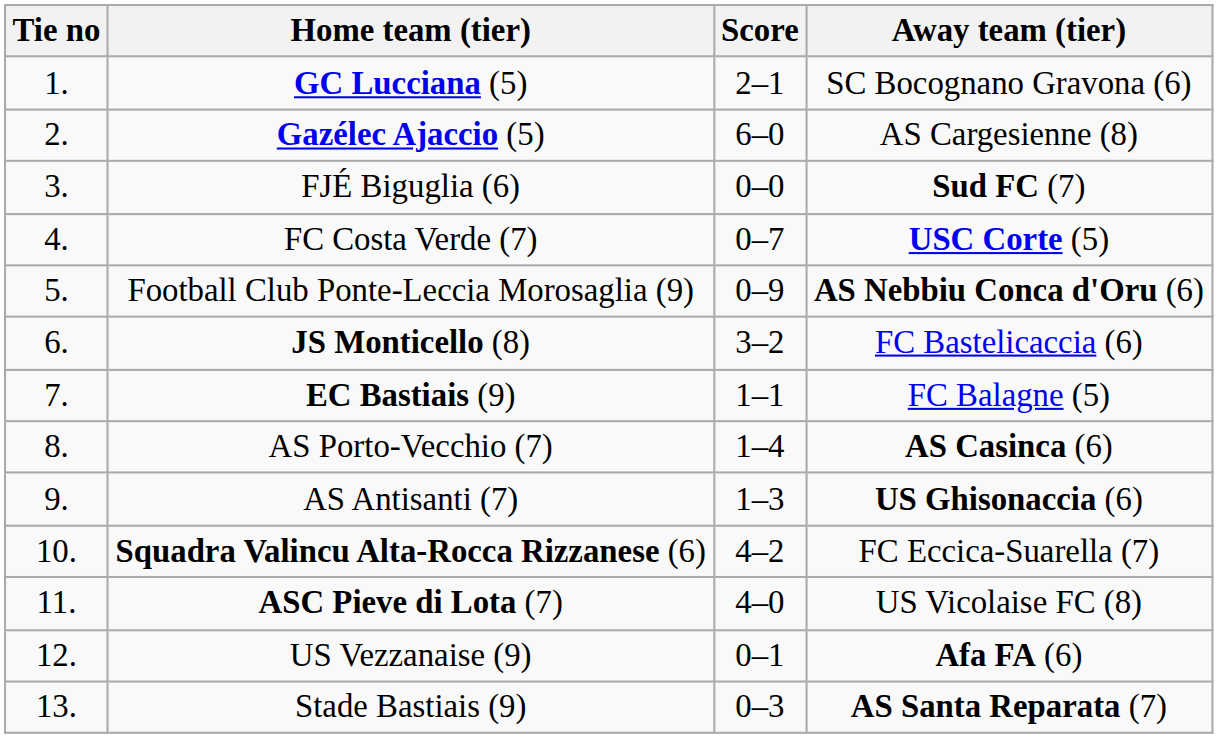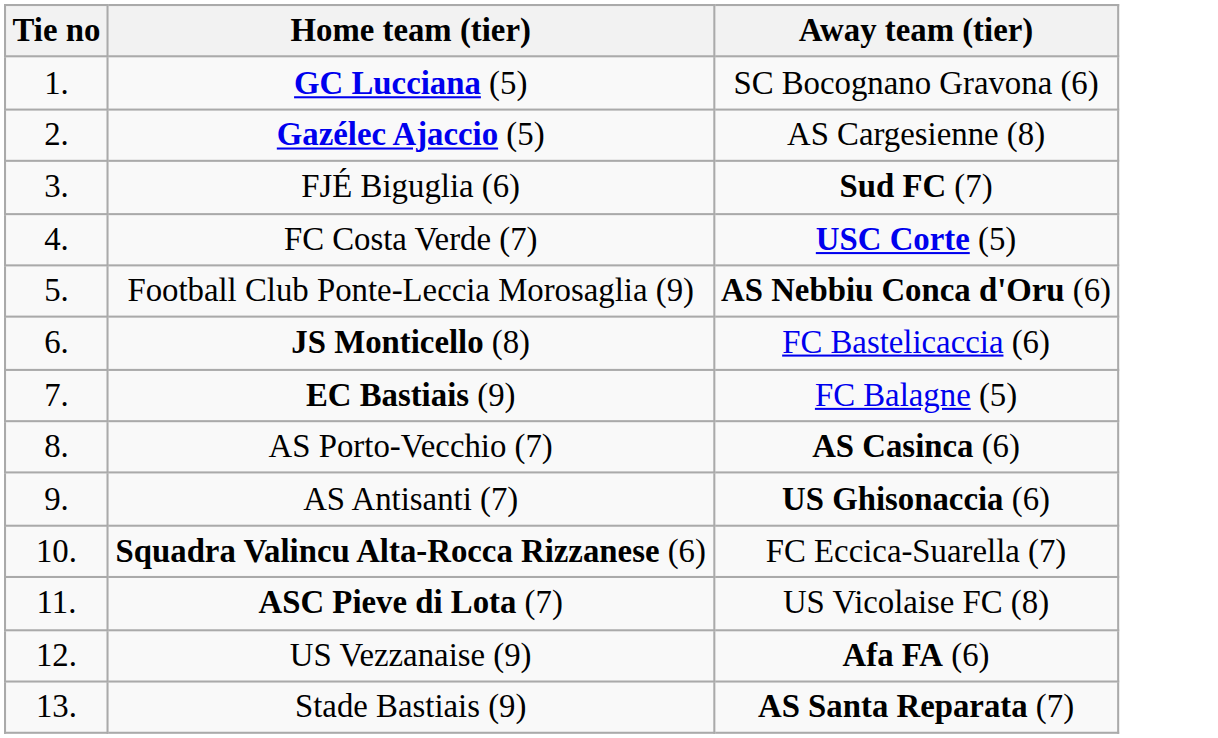- column: (760, 30)
